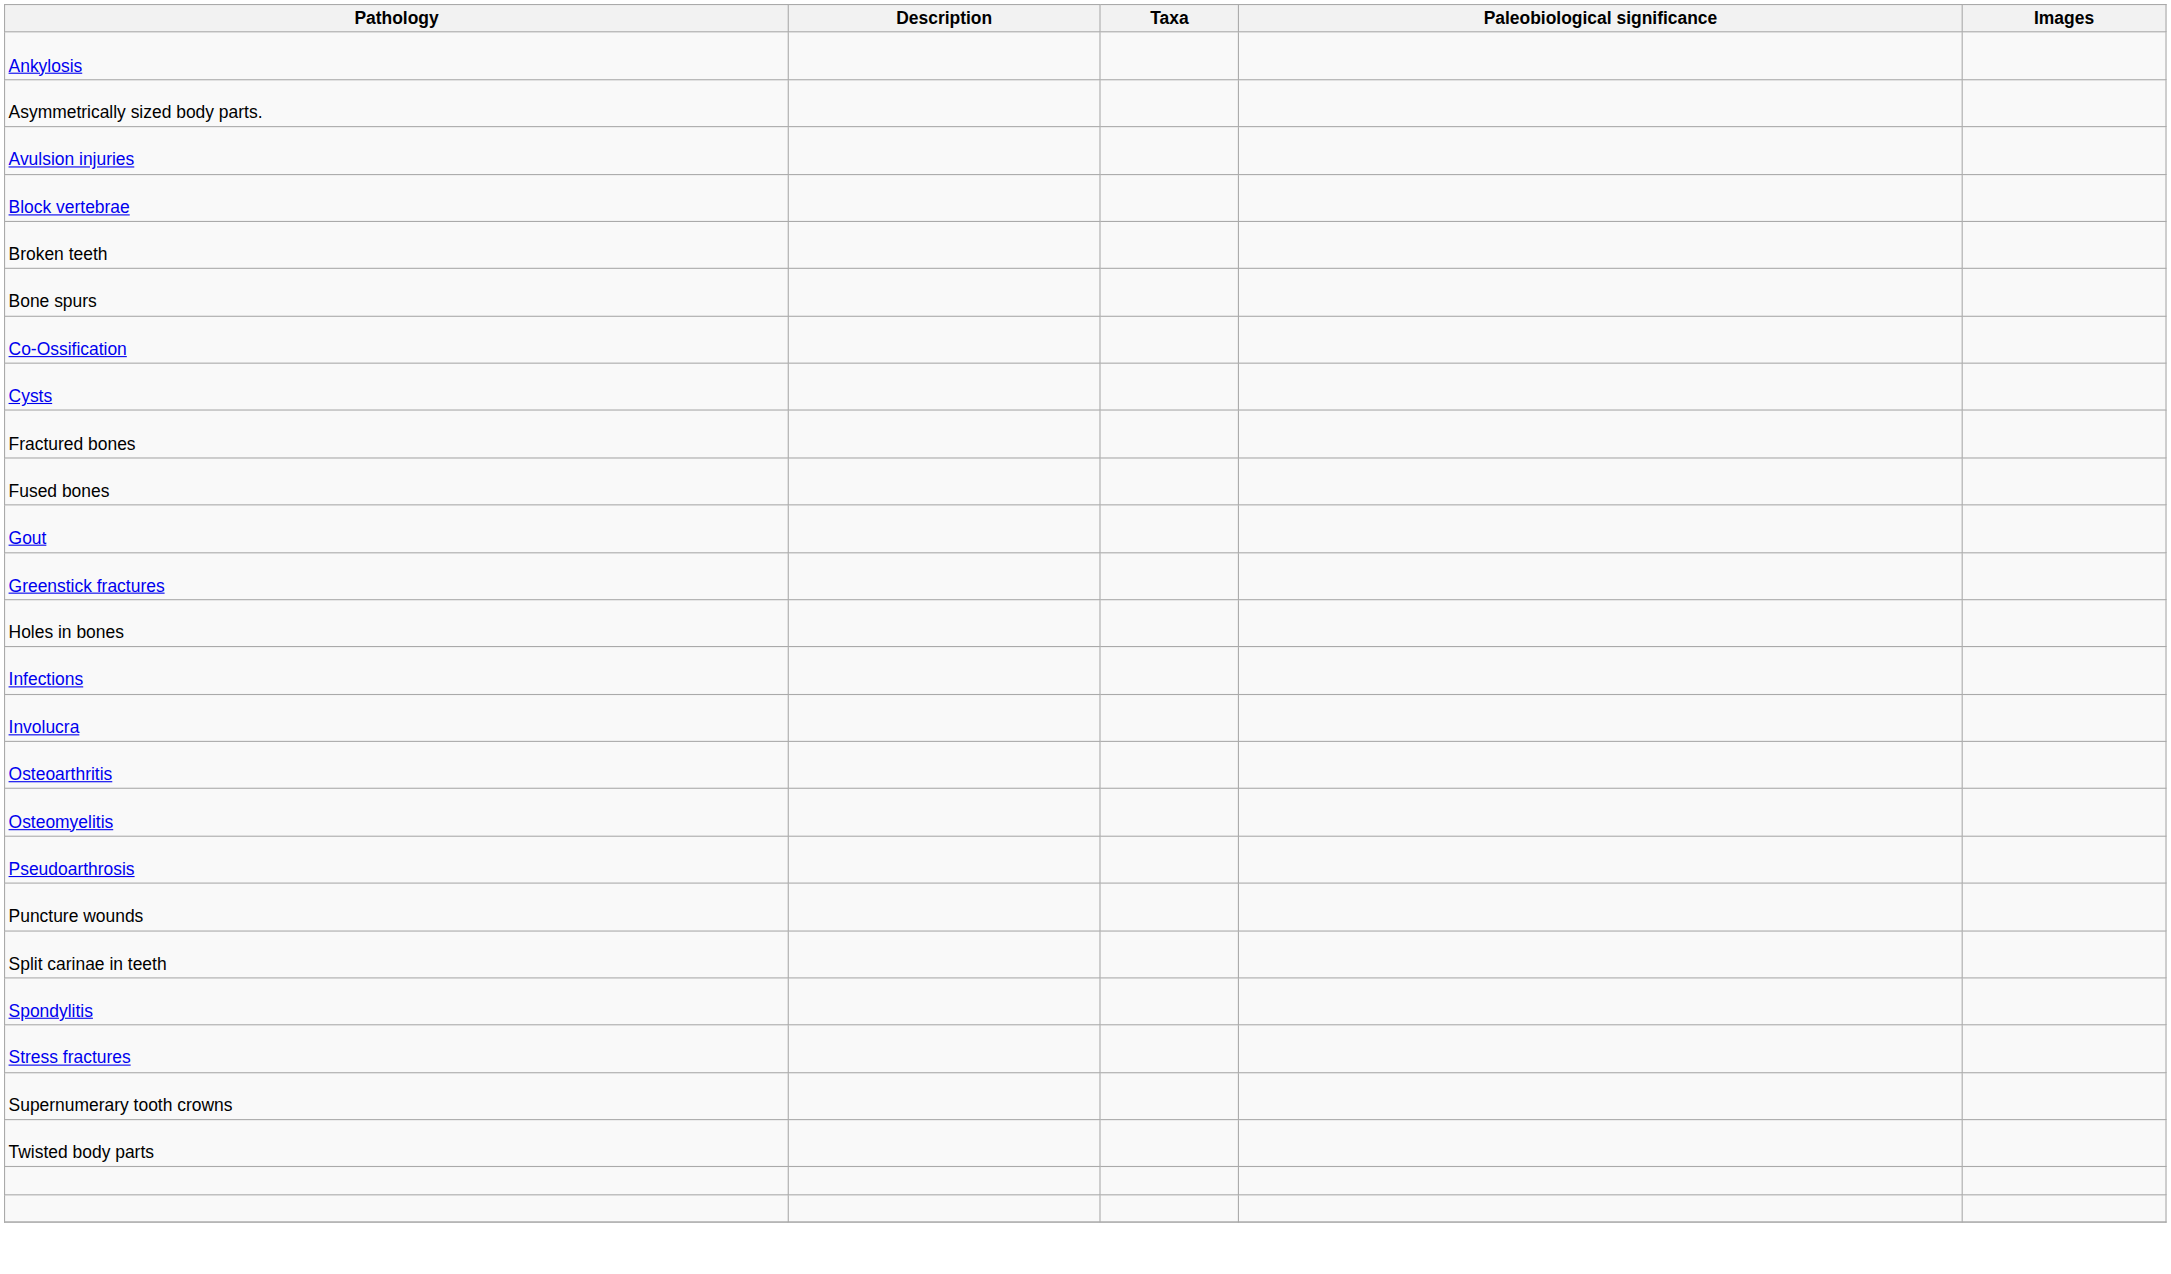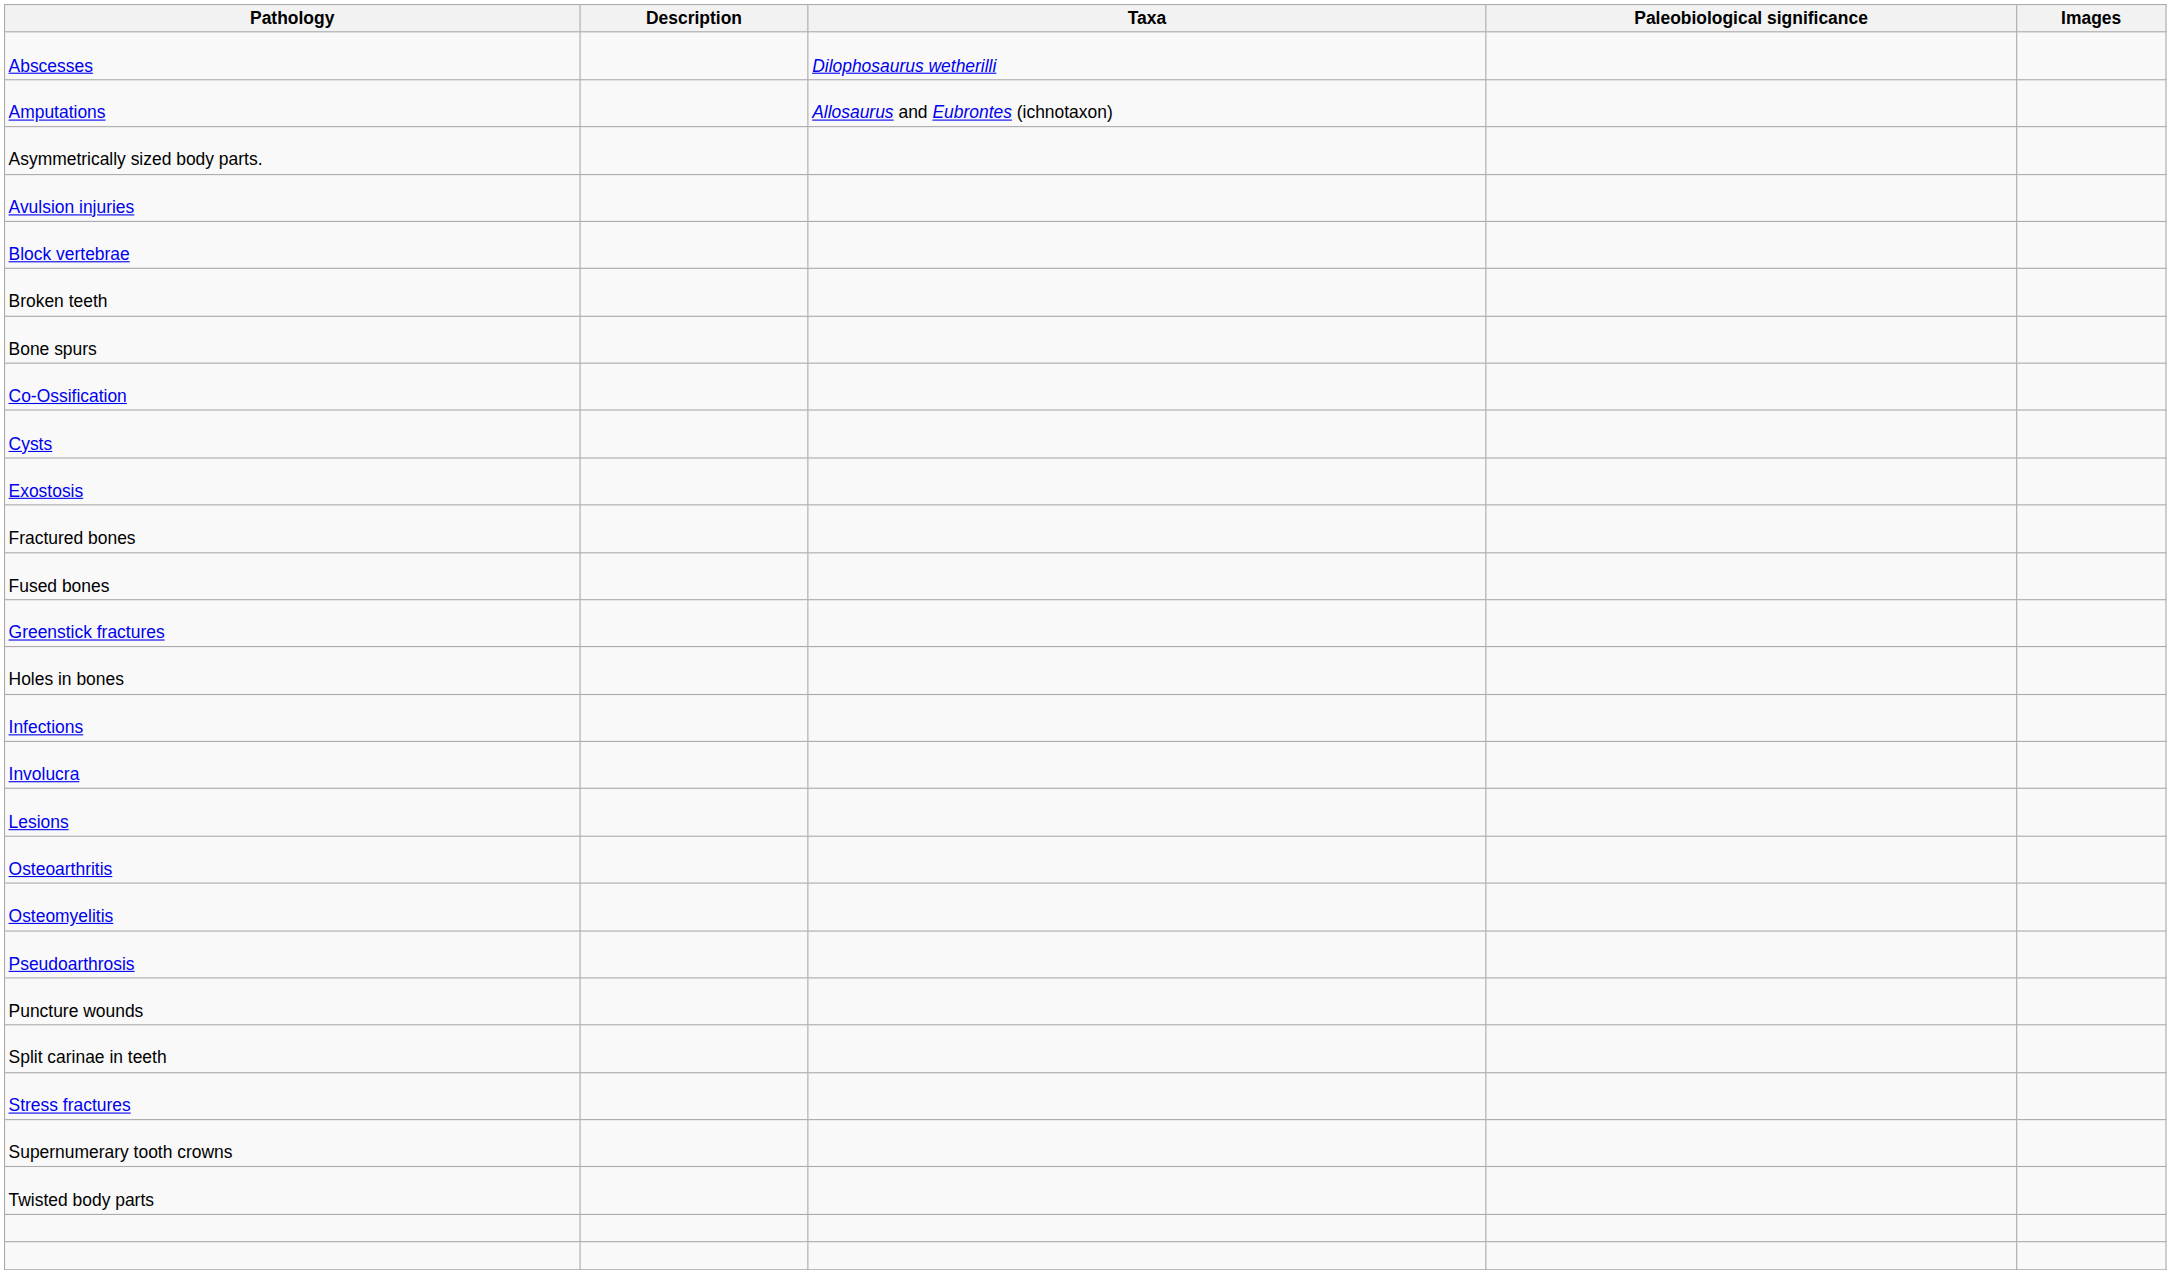+ row: (51, 65)
+ row: (57, 112)
- row: (45, 65)
+ row: (46, 491)
- row: (27, 538)
+ row: (39, 822)
- row: (51, 1011)
